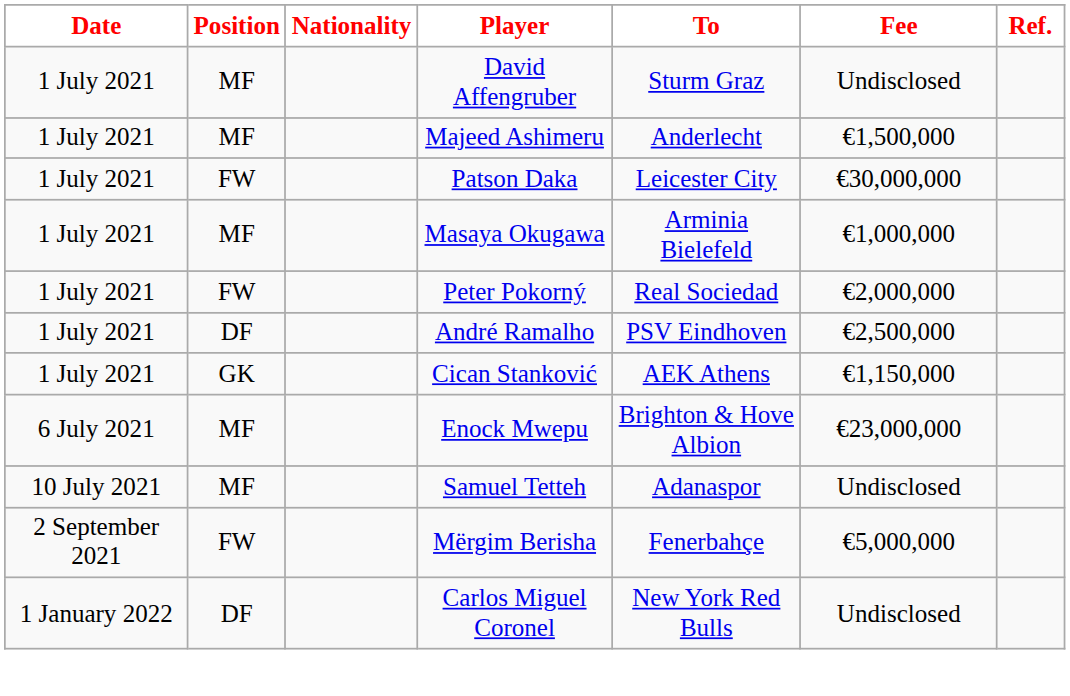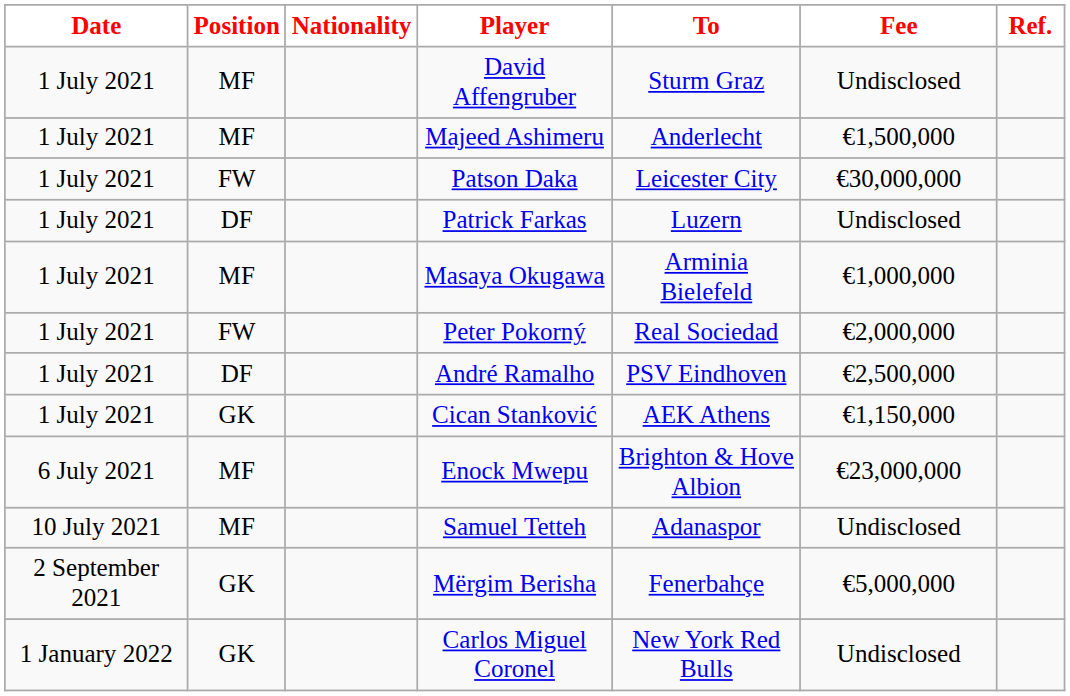+ row: (515, 220)
(237, 542) FW -> (237, 583) GK
(237, 613) DF -> (237, 654) GK
